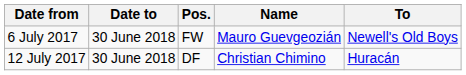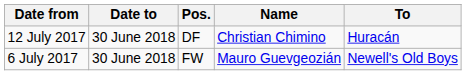rows swapped: (43, 37) <-> (47, 59)
